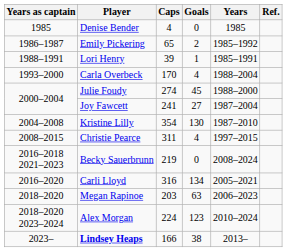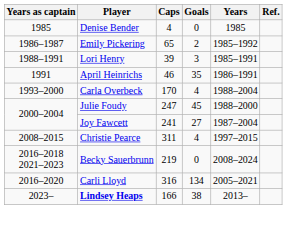(196, 59) 1 -> (196, 59) 3
+ row: (111, 75)
(169, 91) 274 -> (169, 106) 247
- row: (107, 122)
- row: (112, 196)
- row: (107, 217)
